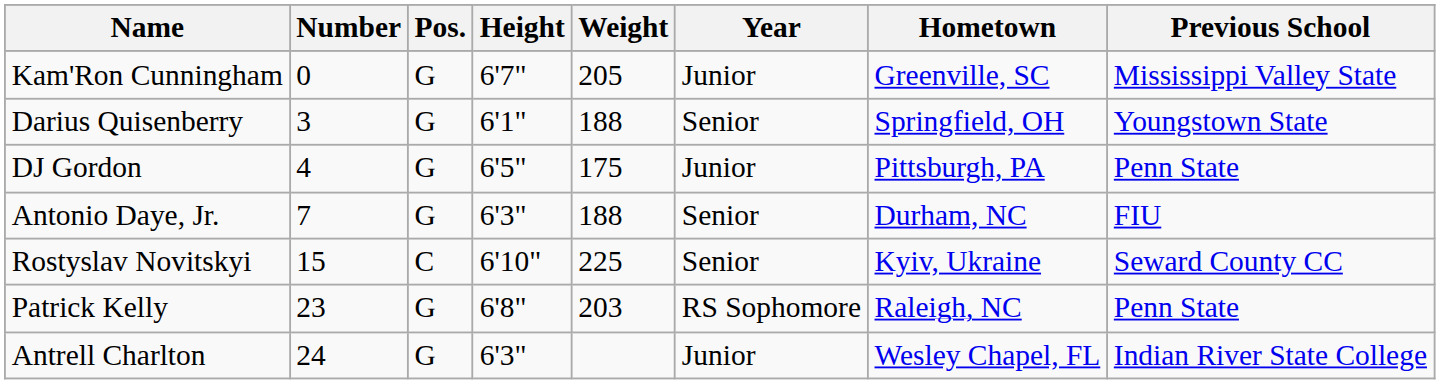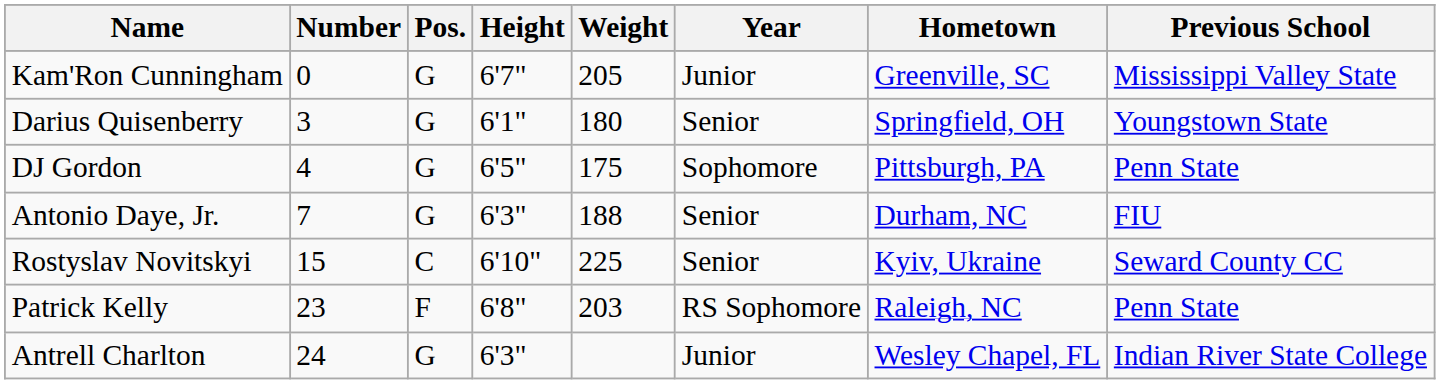(600, 121) 188 -> (600, 121) 180
(719, 167) Junior -> (750, 167) Sophomore
(425, 307) G -> (423, 307) F
